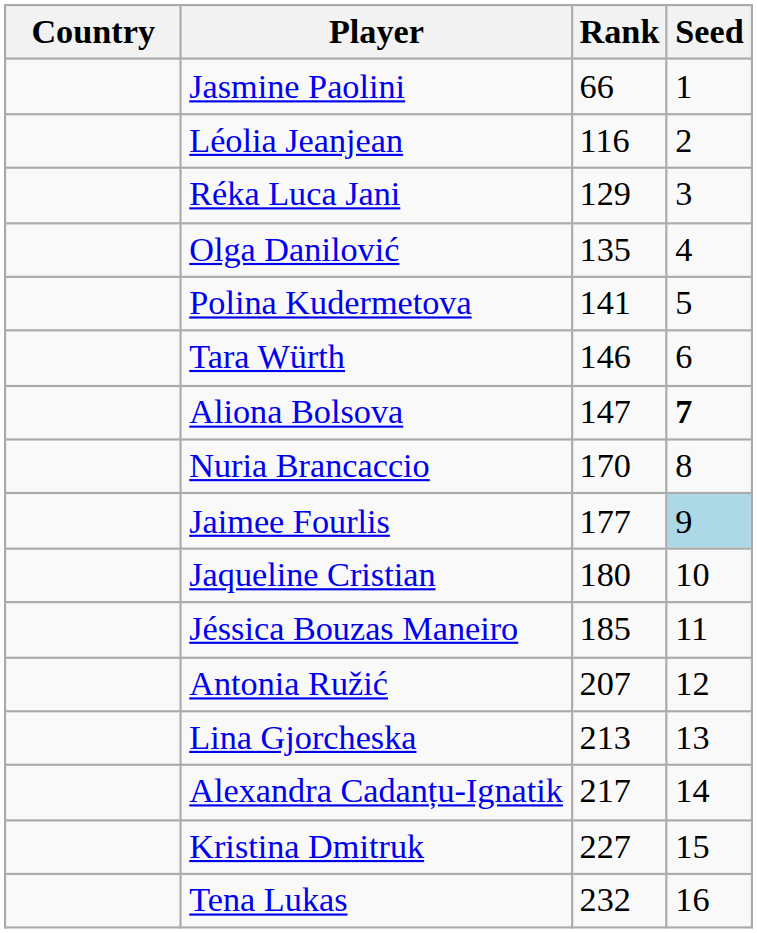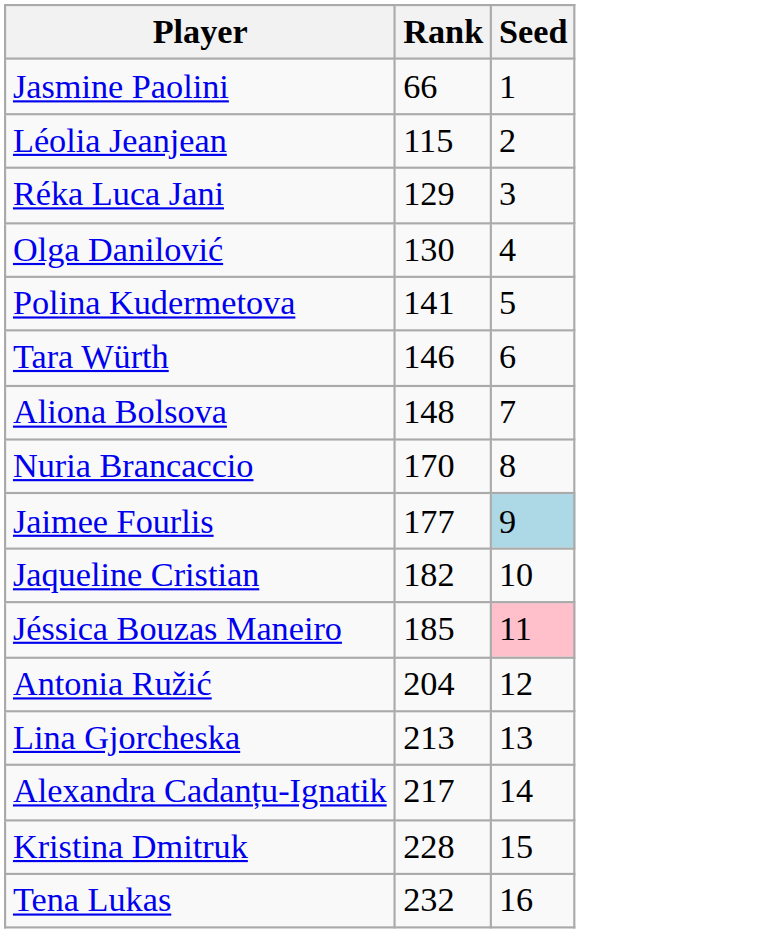- column: (93, 31)
(605, 140) 116 -> (428, 140) 115
(605, 248) 135 -> (429, 248) 130
(605, 411) 147 -> (429, 411) 148
(684, 411) bold -> (508, 411) normal
(605, 574) 180 -> (429, 574) 182
(692, 628) no background -> (515, 628) pink background
(605, 683) 207 -> (429, 683) 204
(605, 846) 227 -> (429, 846) 228
